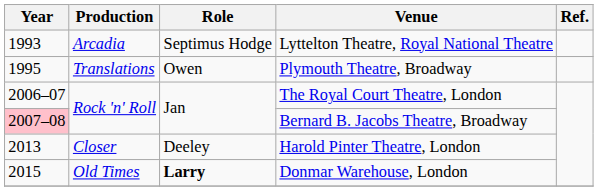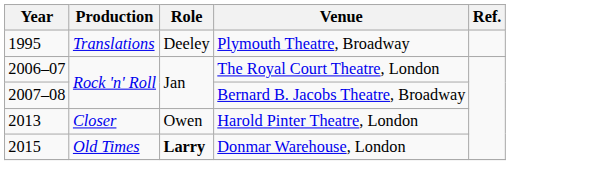- row: (416, 43)
(183, 69) Owen -> (187, 43) Deeley
(37, 120) pink background -> (37, 95) no background
(187, 146) Deeley -> (183, 120) Owen
